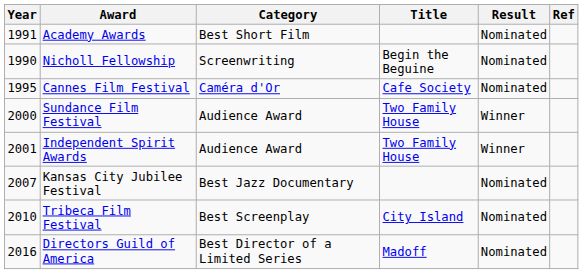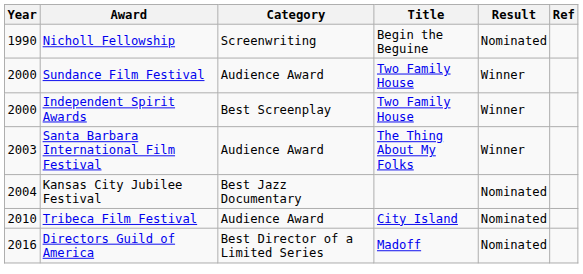- row: (94, 34)
- row: (116, 88)
(22, 149) 2001 -> (22, 109) 2000
(251, 149) Audience Award -> (276, 109) Best Screenplay
+ row: (109, 150)
(22, 183) 2007 -> (22, 192) 2004
(254, 217) Best Screenplay -> (272, 219) Audience Award
